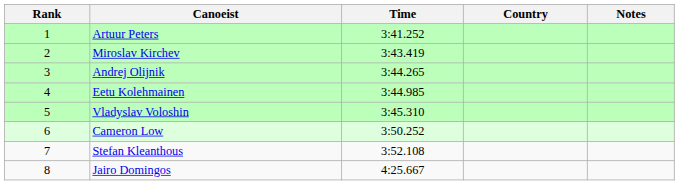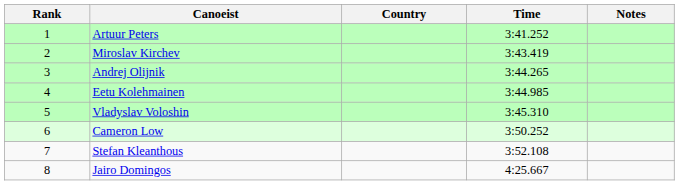columns swapped: (526, 14) <-> (403, 14)
